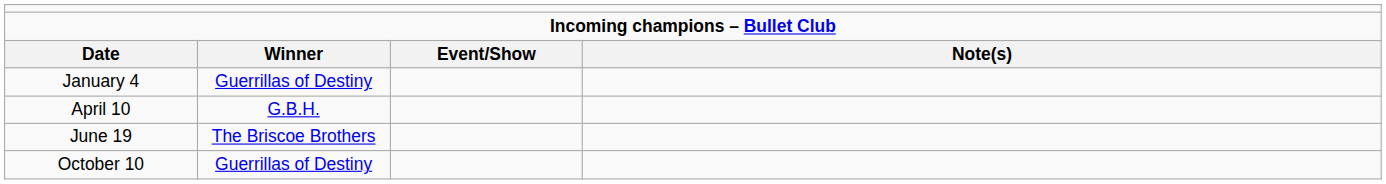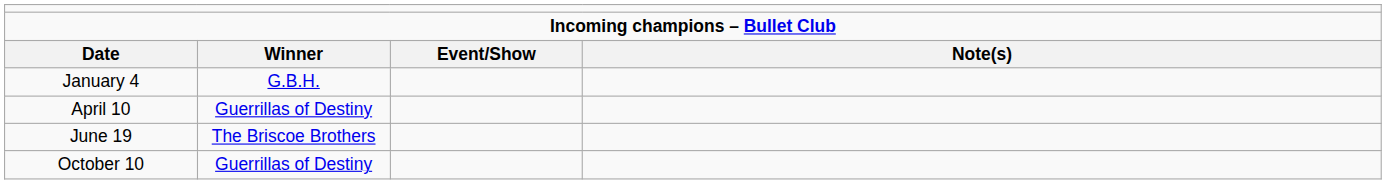(294, 81) Guerrillas of Destiny -> (294, 81) G.B.H.
(294, 109) G.B.H. -> (294, 109) Guerrillas of Destiny
